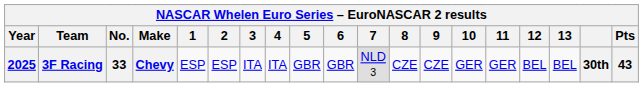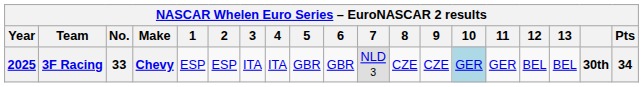(469, 64) no background -> (469, 64) lightblue background
(625, 64) 43 -> (625, 64) 34
